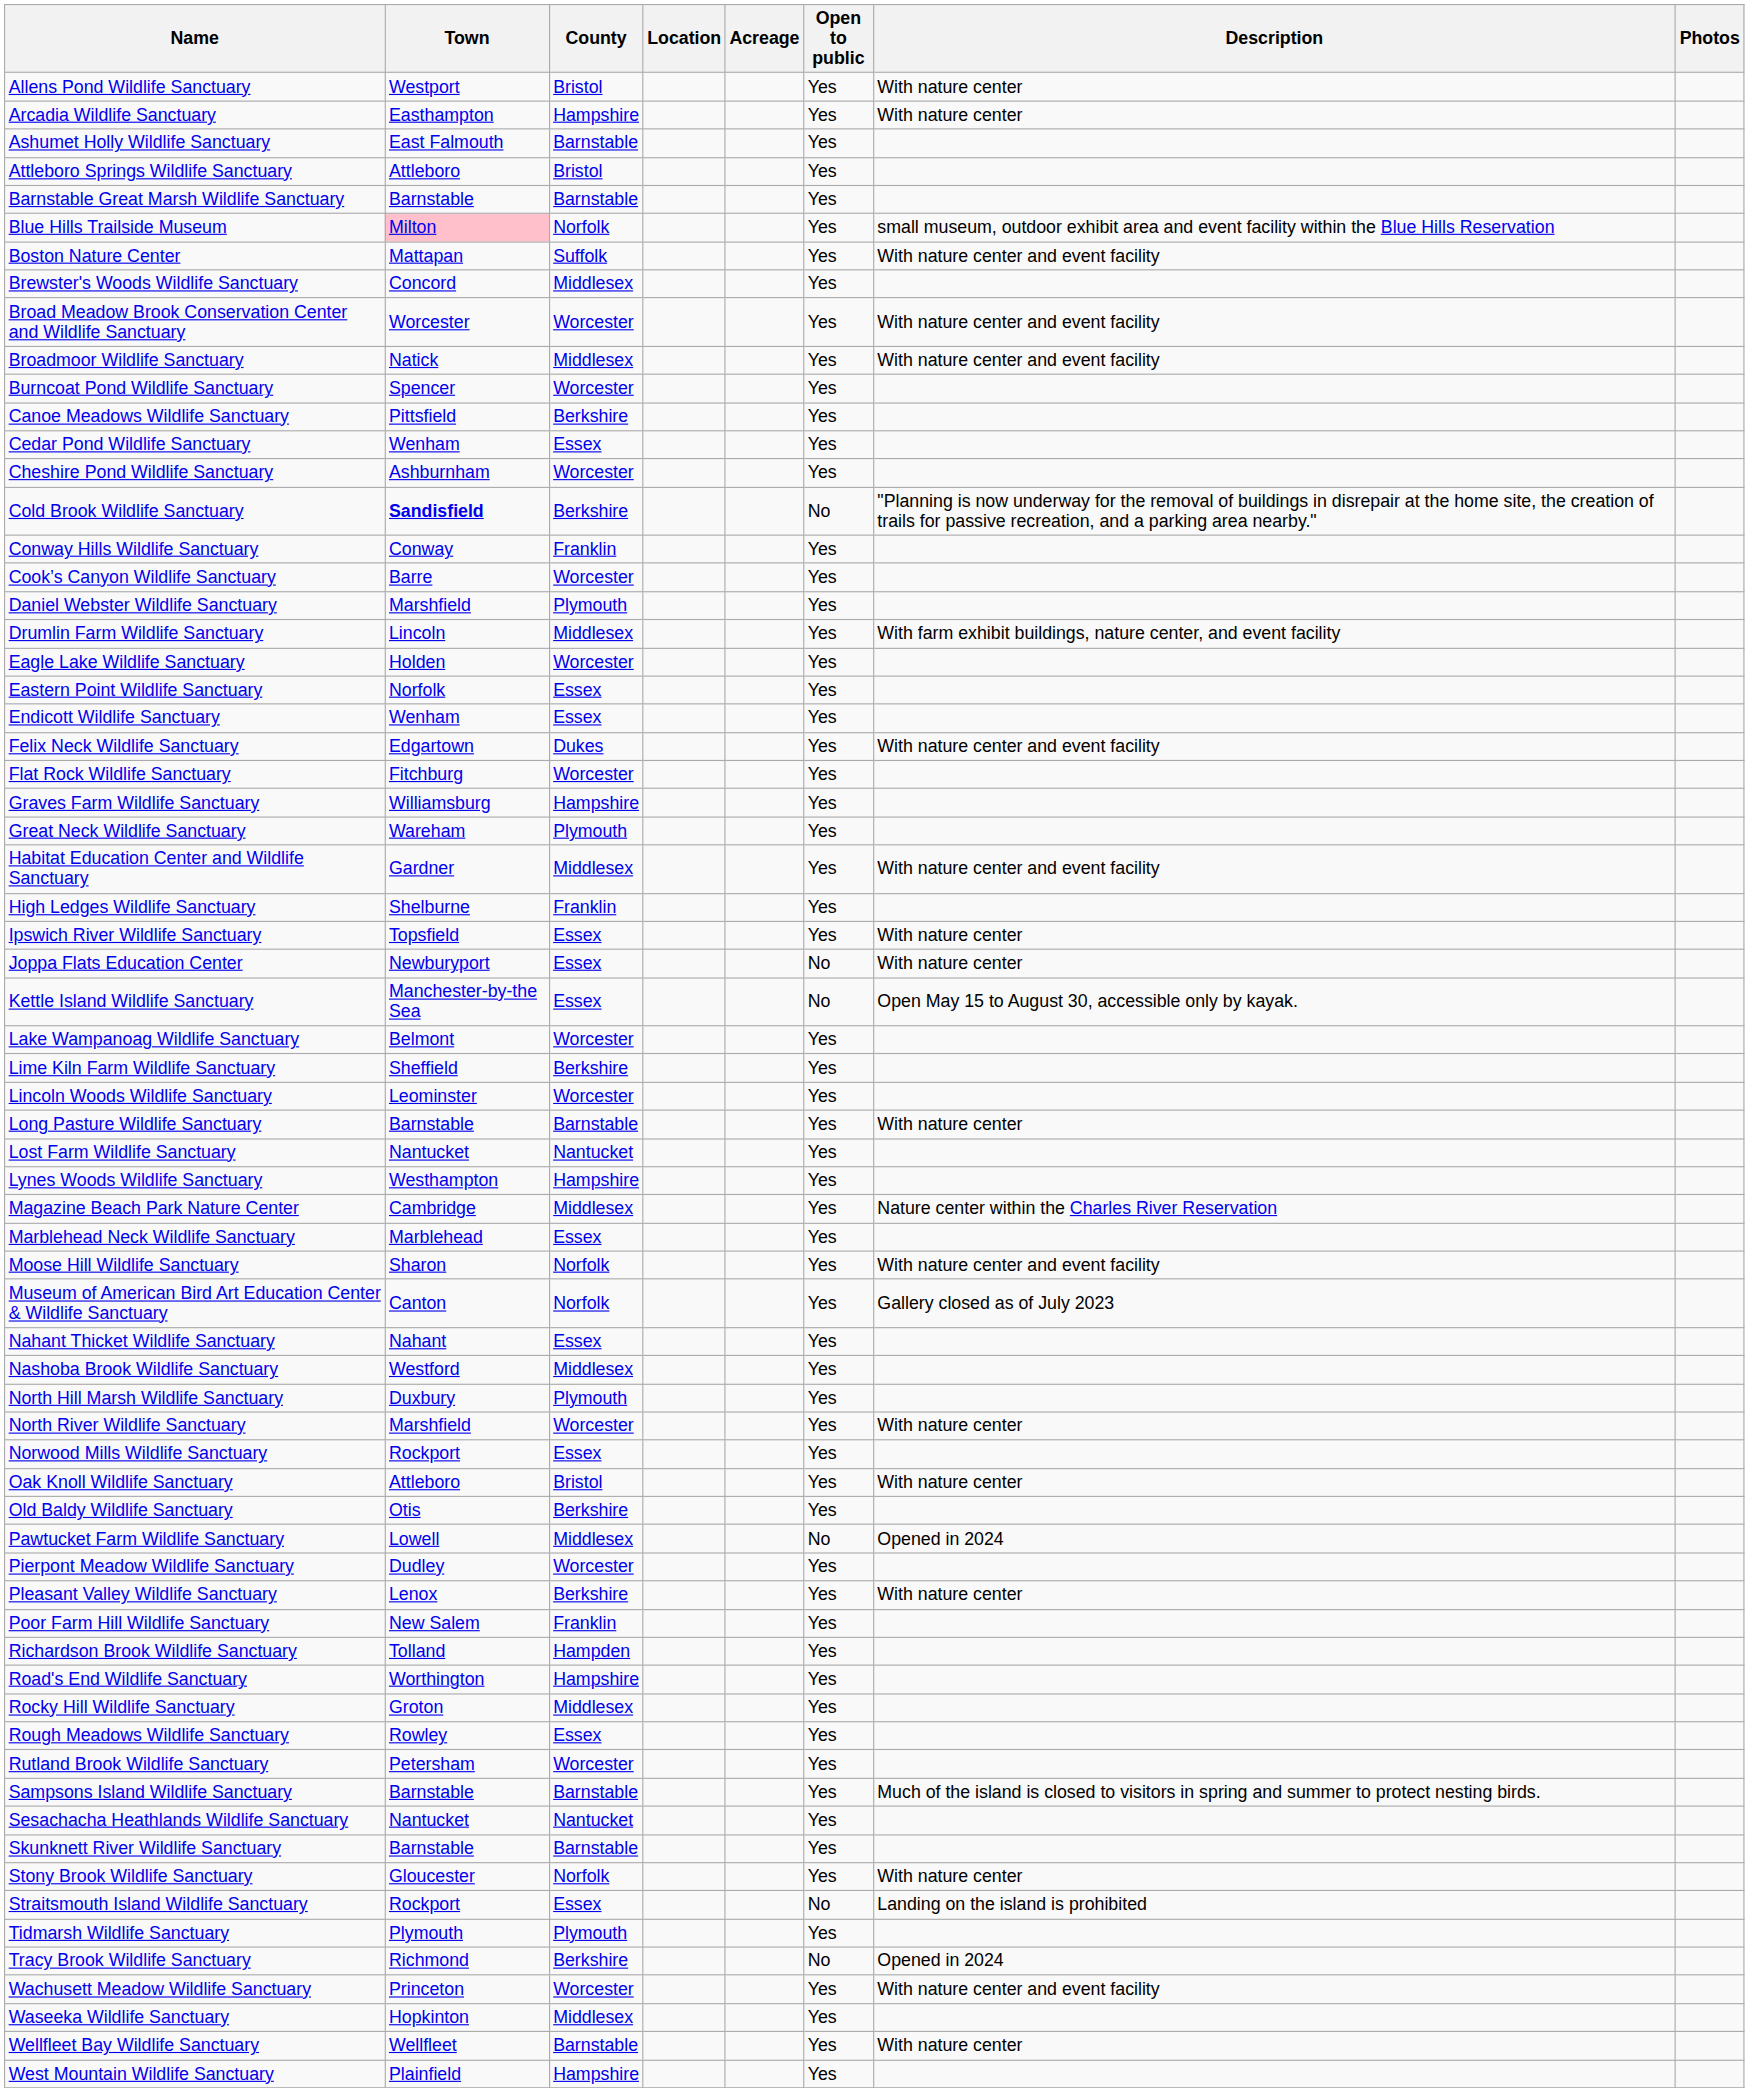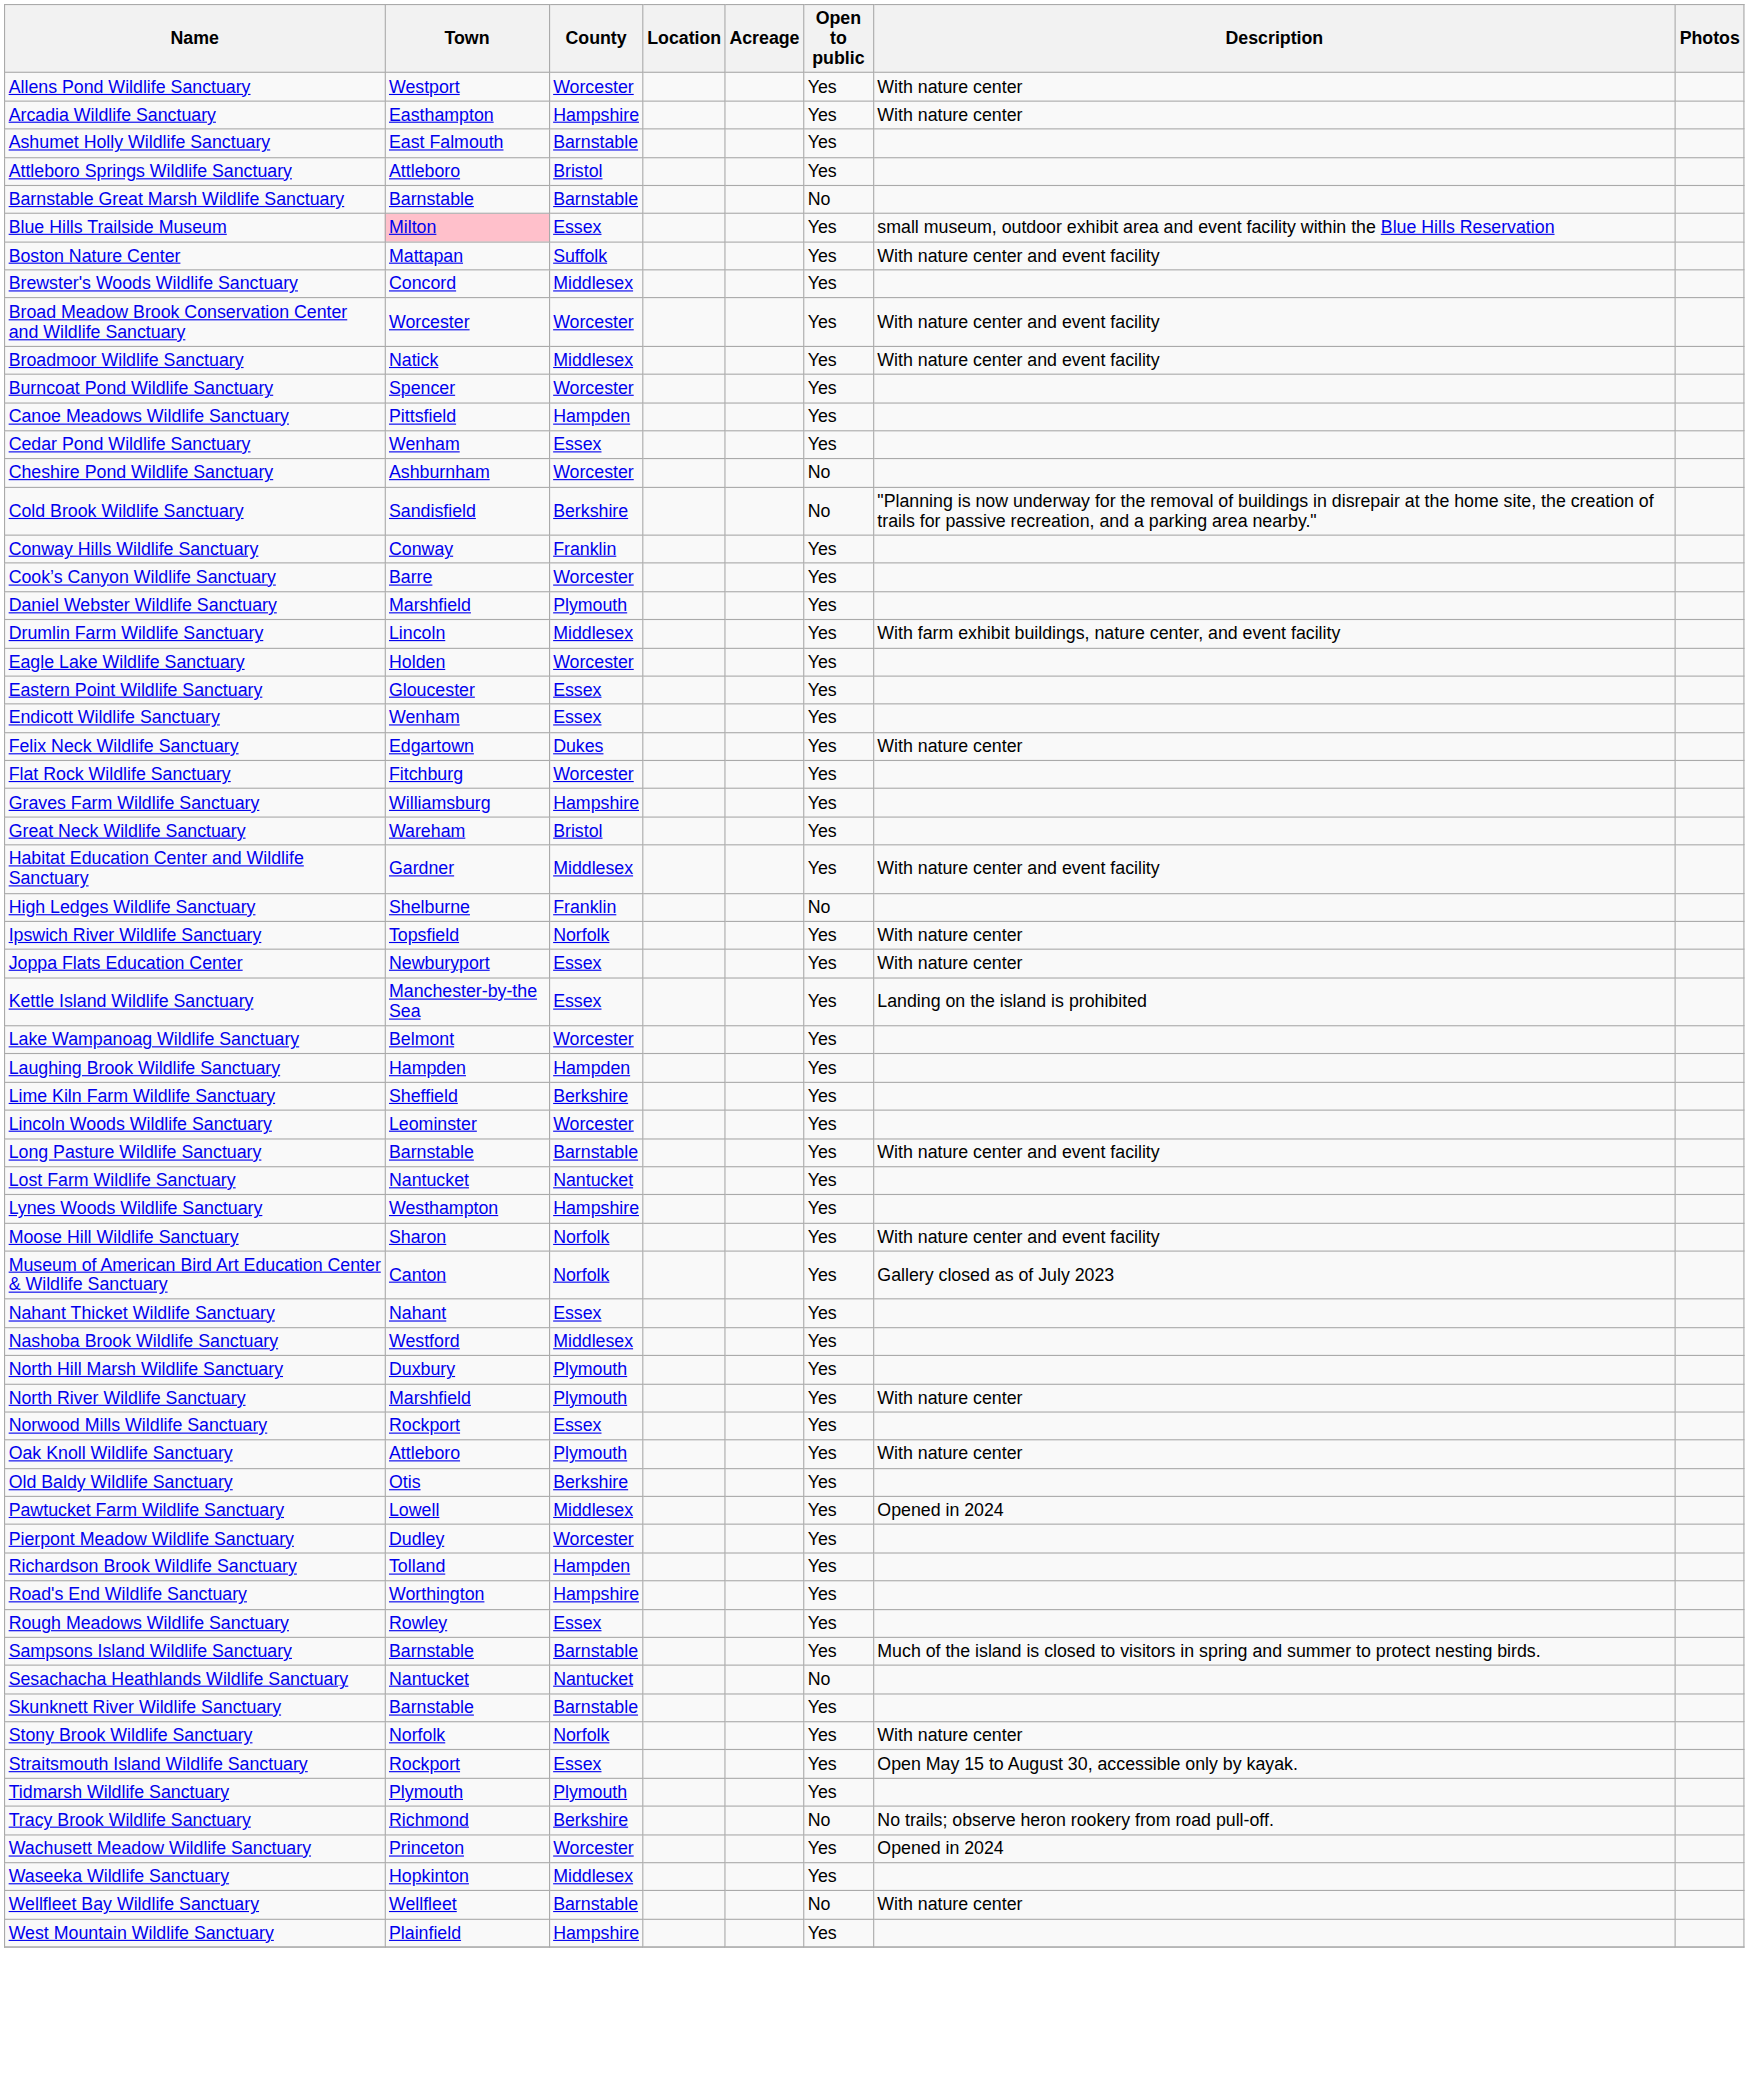(578, 86) Bristol -> (593, 86) Worcester
(822, 199) Yes -> (819, 199) No
(581, 227) Norfolk -> (577, 227) Essex
(591, 416) Berkshire -> (592, 416) Hampden
(822, 472) Yes -> (819, 472) No
(436, 511) bold -> (432, 511) normal
(417, 689) Norfolk -> (432, 689) Gloucester
(1018, 746) With nature center and event facility -> (950, 746) With nature center
(590, 830) Plymouth -> (578, 830) Bristol
(822, 907) Yes -> (819, 907) No
(577, 935) Essex -> (581, 935) Norfolk
(819, 963) No -> (822, 963) Yes
(819, 1001) No -> (822, 1001) Yes
(1088, 1001) Open May 15 to August 30, accessible only by kayak. -> (1012, 1001) Landing on the island is prohibited
+ row: (144, 1067)
(950, 1124) With nature center -> (1018, 1152) With nature center and event facility
- row: (154, 1208)
- row: (152, 1236)
(593, 1425) Worcester -> (590, 1397) Plymouth
(578, 1482) Bristol -> (590, 1454) Plymouth
(819, 1538) No -> (822, 1510) Yes
- row: (143, 1594)
- row: (139, 1623)
- row: (122, 1707)
- row: (138, 1763)
(822, 1820) Yes -> (819, 1679) No
(432, 1876) Gloucester -> (417, 1735) Norfolk
(819, 1904) No -> (822, 1763) Yes
(1012, 1904) Landing on the island is prohibited -> (1088, 1763) Open May 15 to August 30, accessible only by kayak.
(941, 1961) Opened in 2024 -> (1076, 1820) No trails; observe heron rookery from road pull-off.
(1018, 1989) With nature center and event facility -> (941, 1848) Opened in 2024
(822, 2045) Yes -> (819, 1904) No
